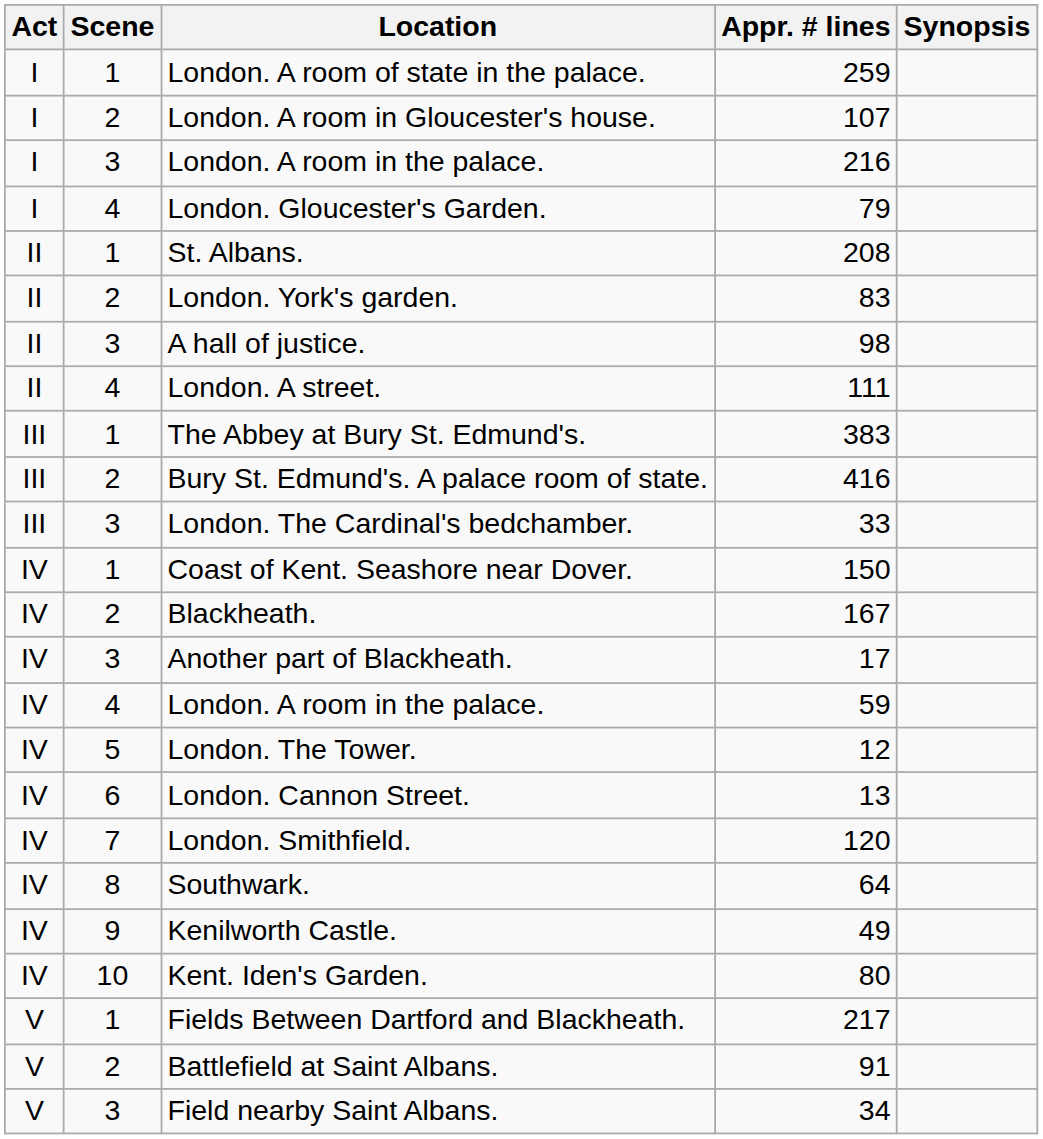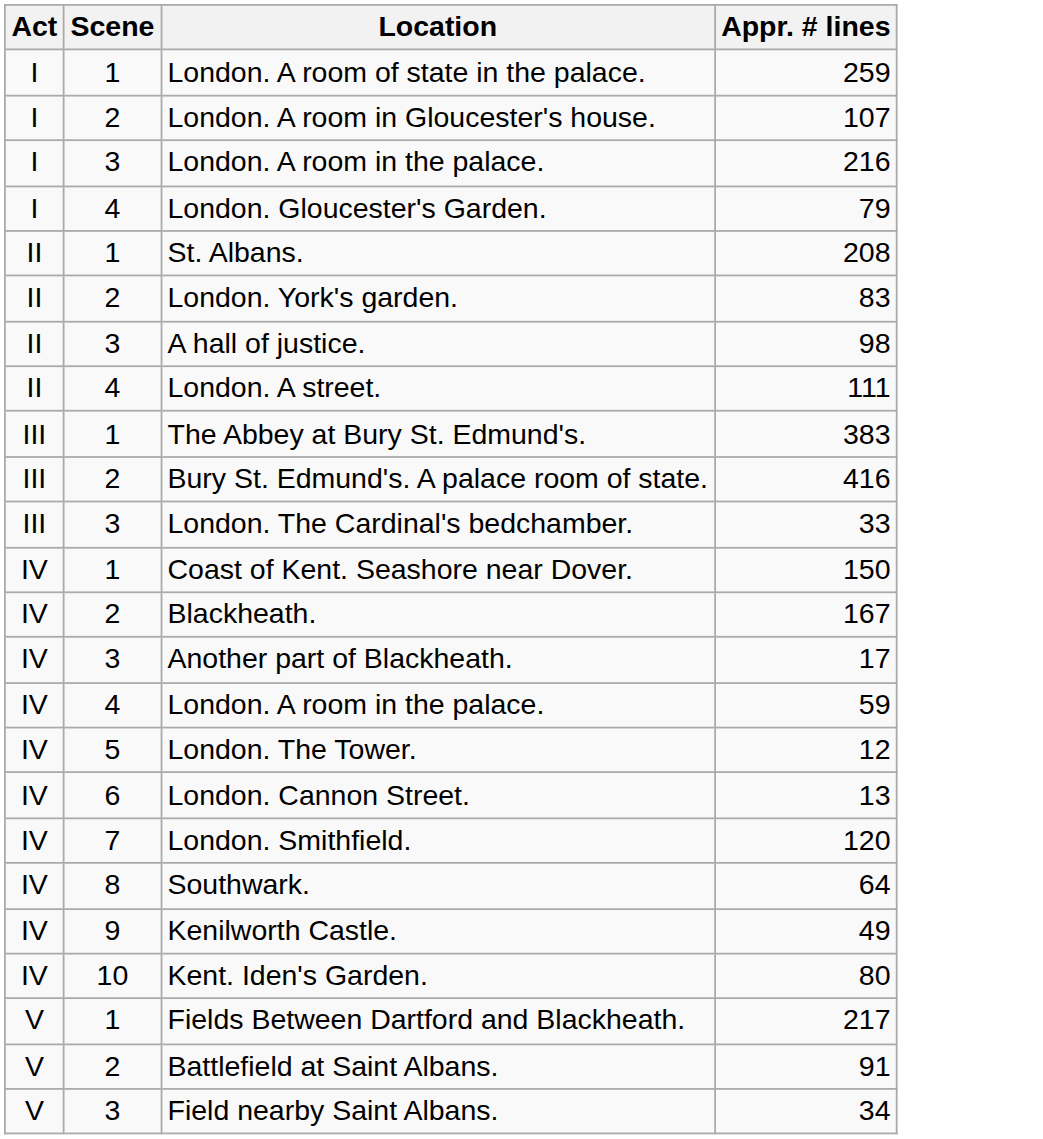- column: (967, 27)
